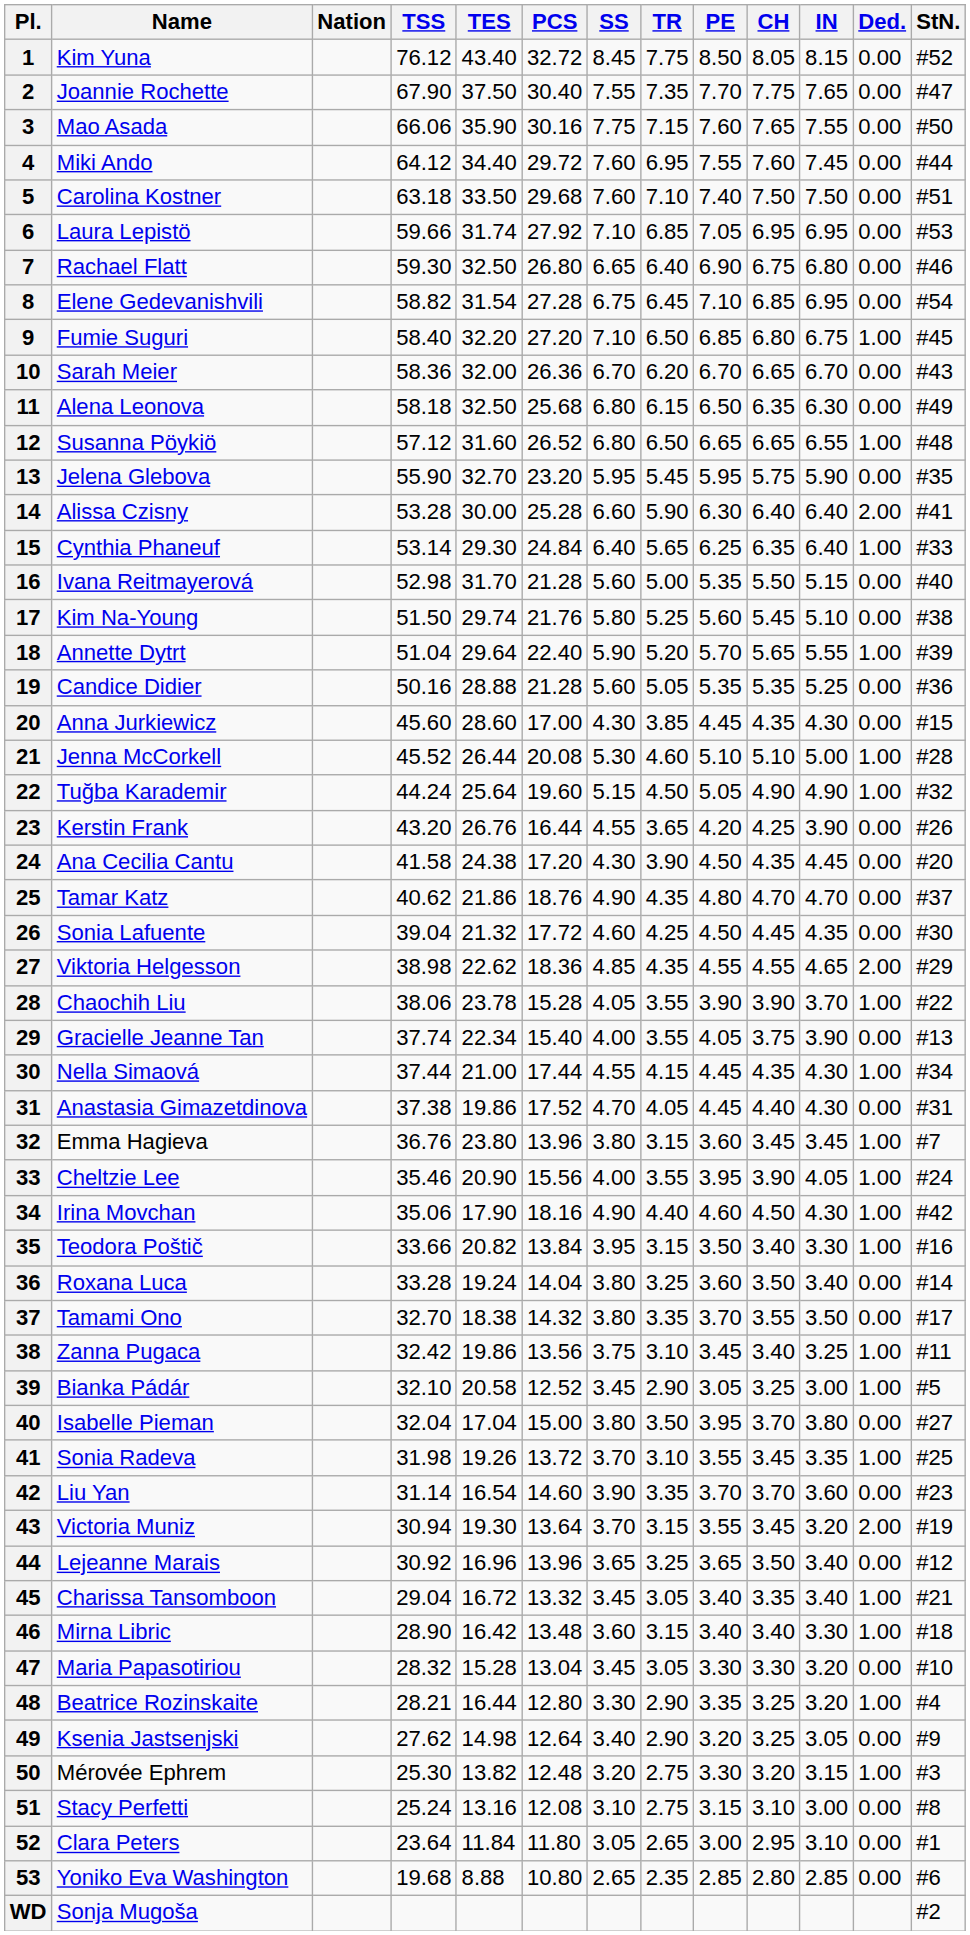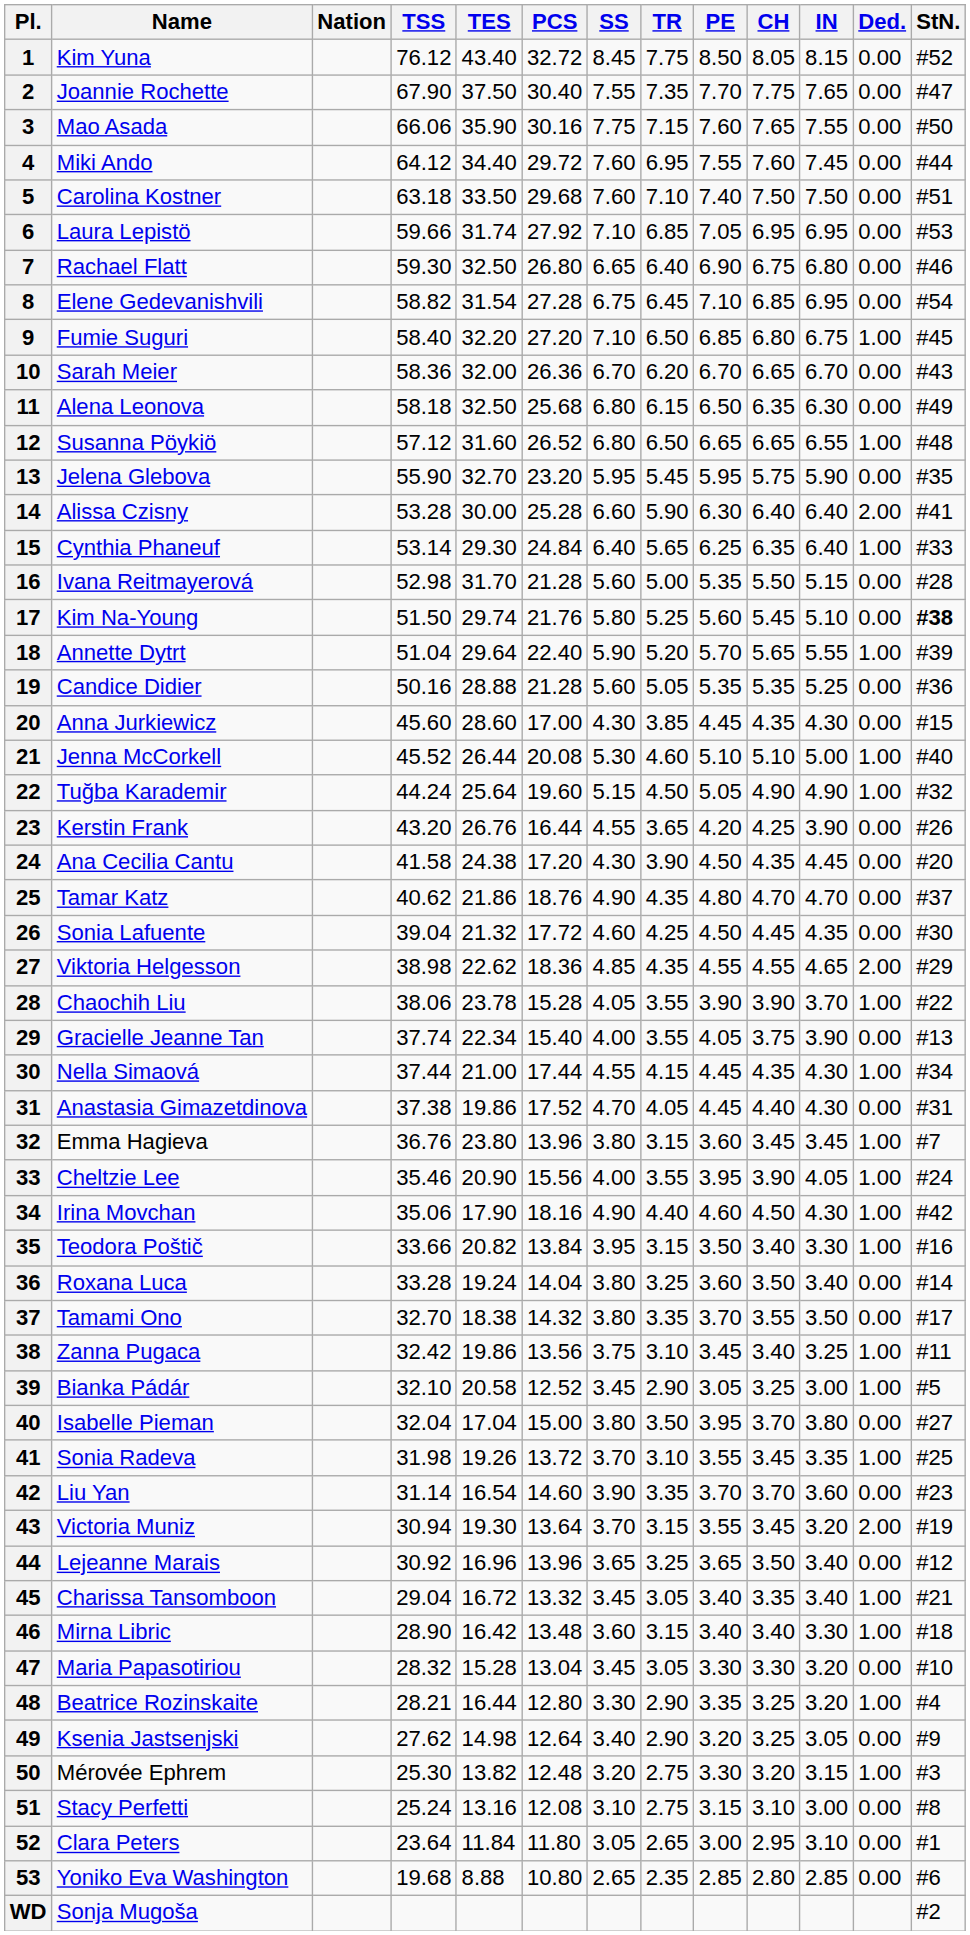(935, 582) #40 -> (935, 582) #28
(935, 617) normal -> (935, 617) bold
(935, 757) #28 -> (935, 757) #40
